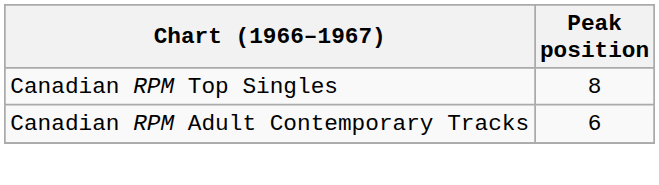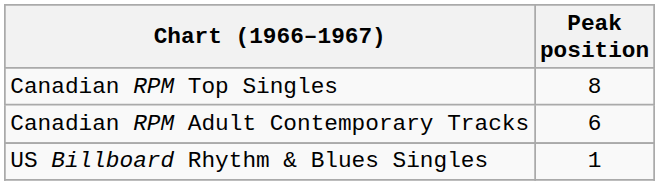+ row: (249, 161)
